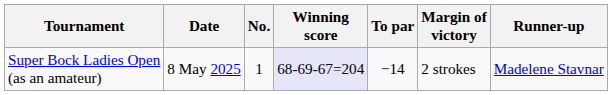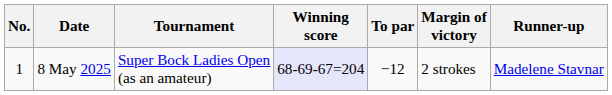columns swapped: (259, 26) <-> (84, 26)
(393, 69) −14 -> (393, 69) −12
